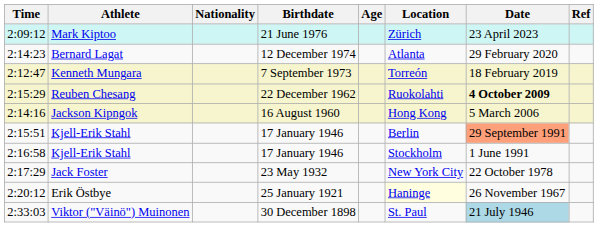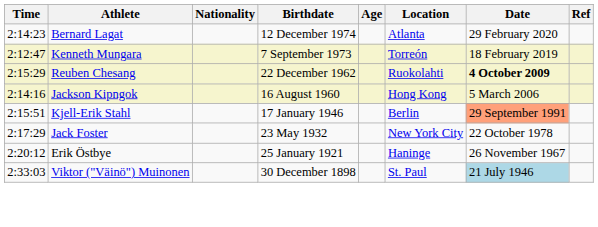- row: (26, 34)
- row: (26, 152)
(409, 192) lightyellow background -> (409, 152) no background
